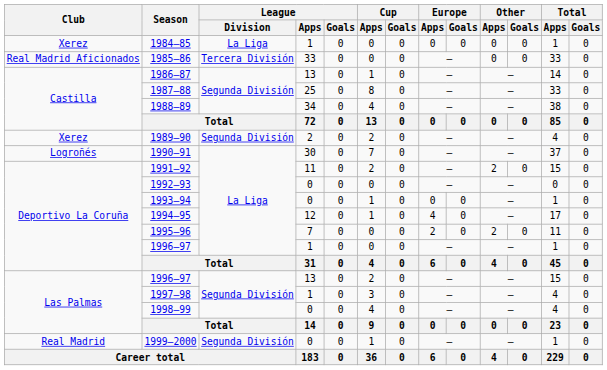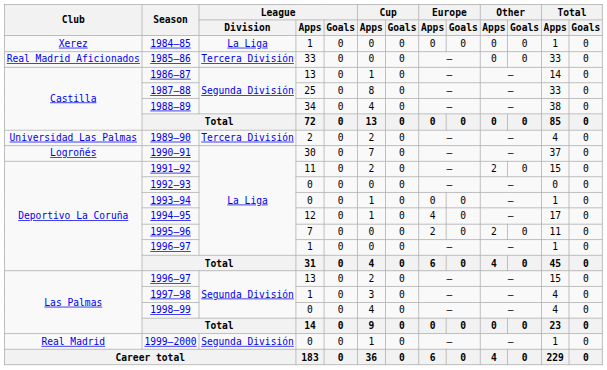(73, 138) Xerez -> (73, 138) Universidad Las Palmas
(248, 138) Segunda División -> (248, 138) Tercera División
